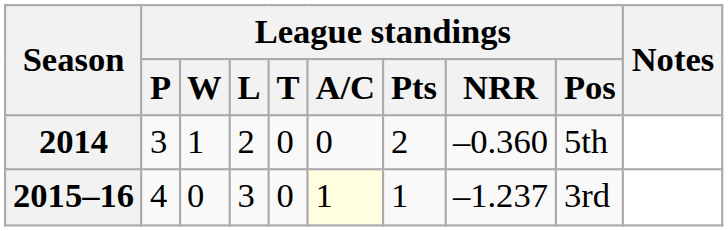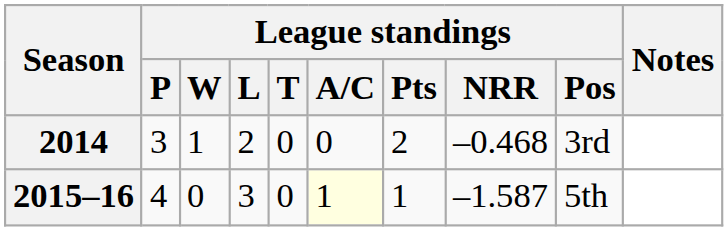(500, 141) –0.360 -> (500, 141) –0.468
(586, 141) 5th -> (587, 141) 3rd
(500, 196) –1.237 -> (500, 196) –1.587
(587, 196) 3rd -> (586, 196) 5th
